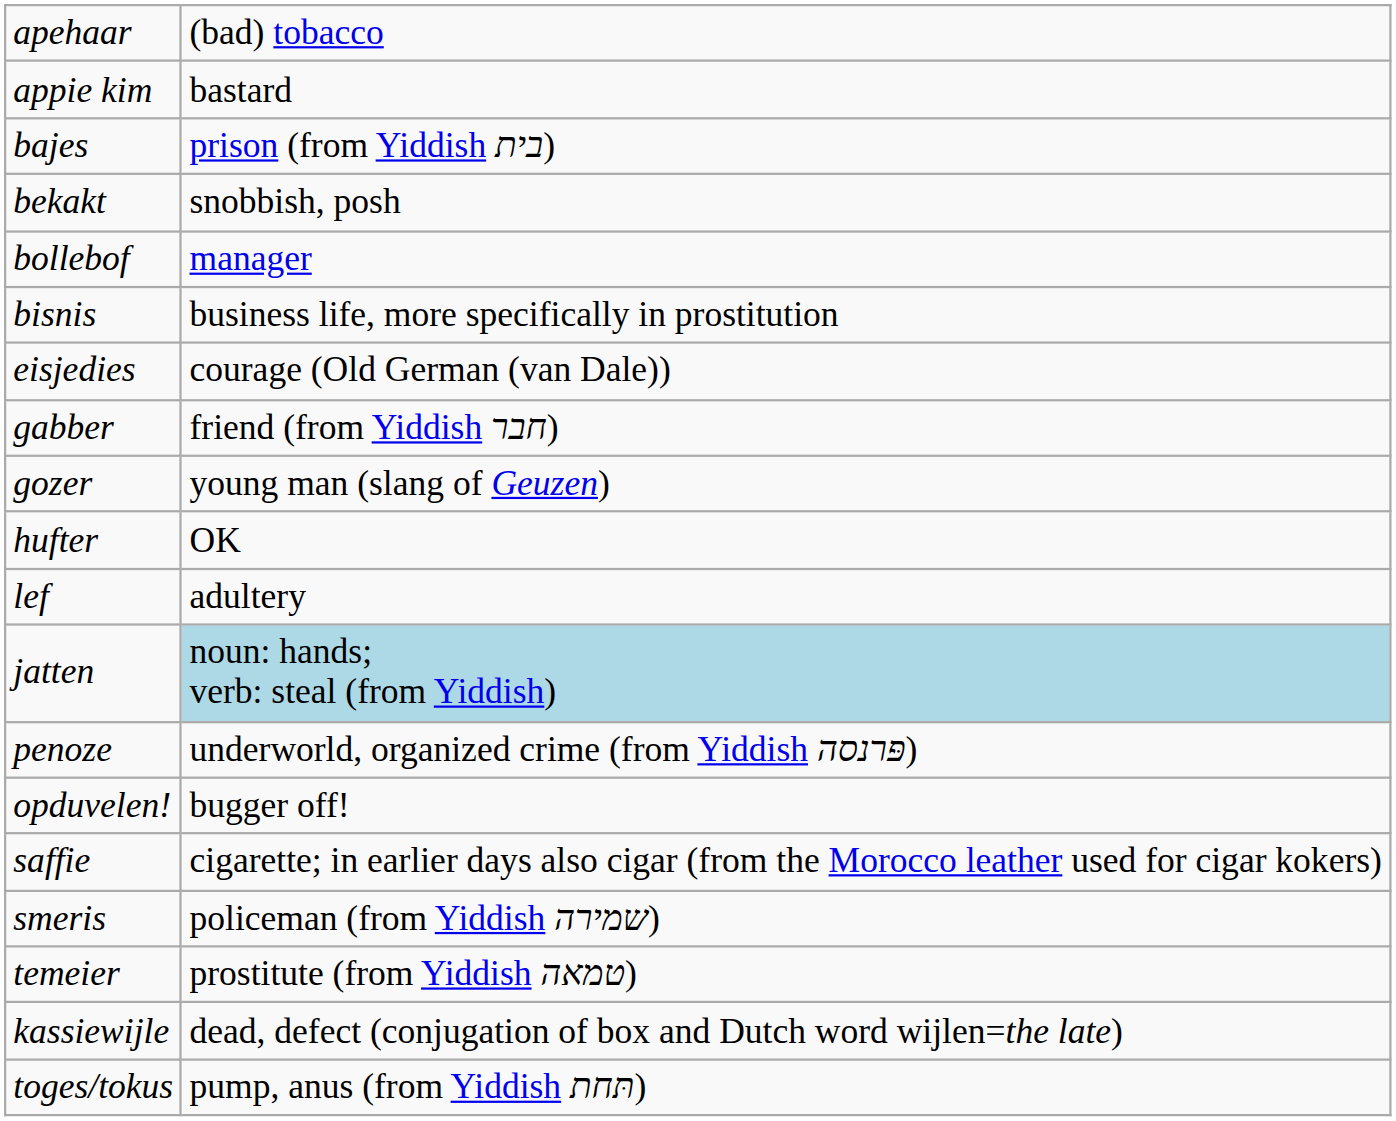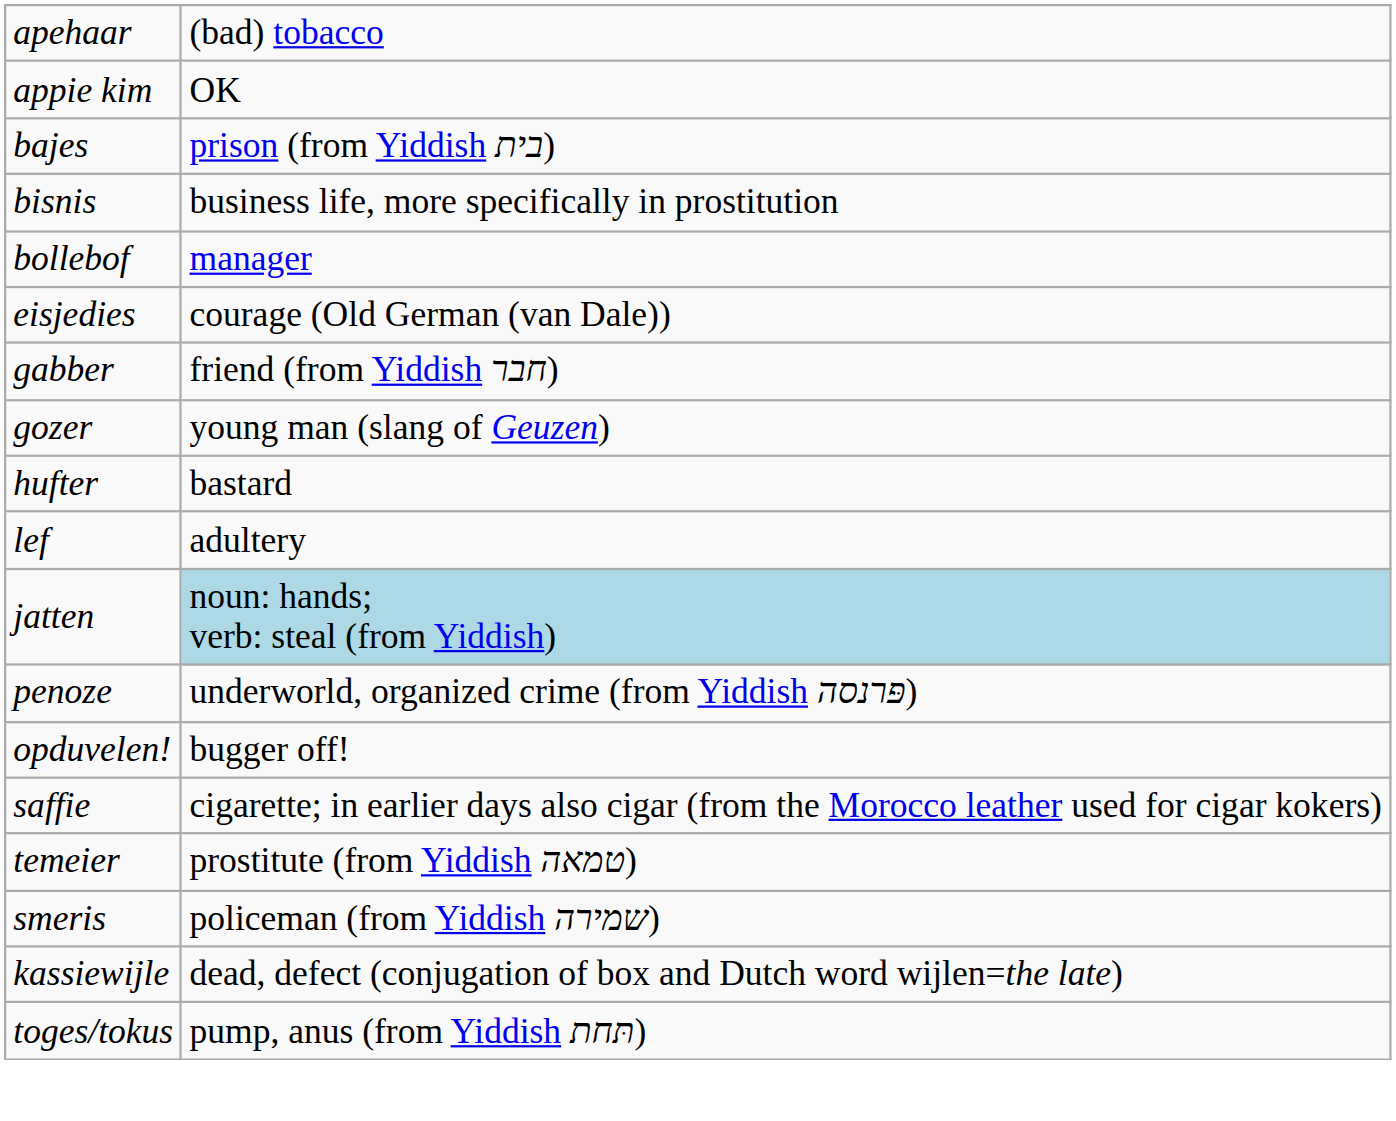(241, 88) bastard -> (215, 88) OK
- row: (60, 201)
rows swapped: (72, 257) <-> (55, 314)
(215, 539) OK -> (241, 483) bastard
rows swapped: (60, 917) <-> (67, 973)
